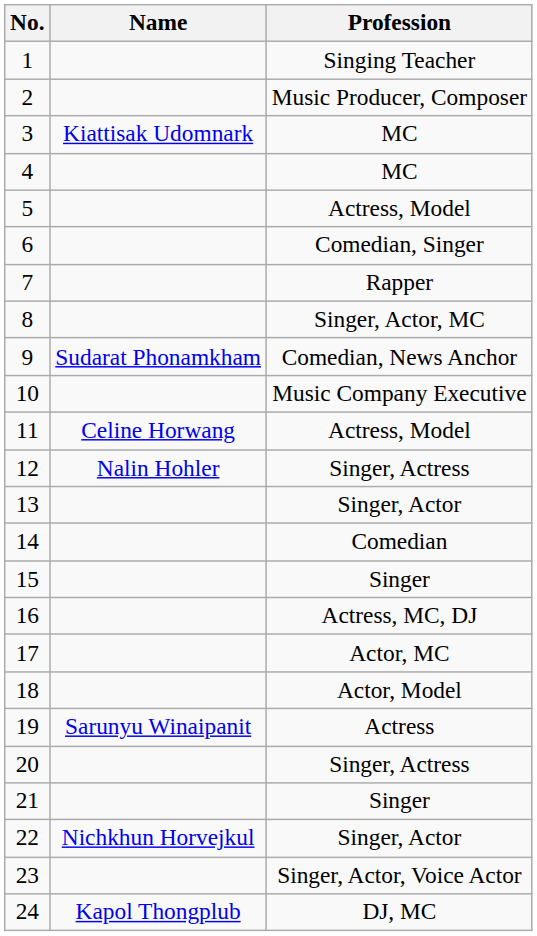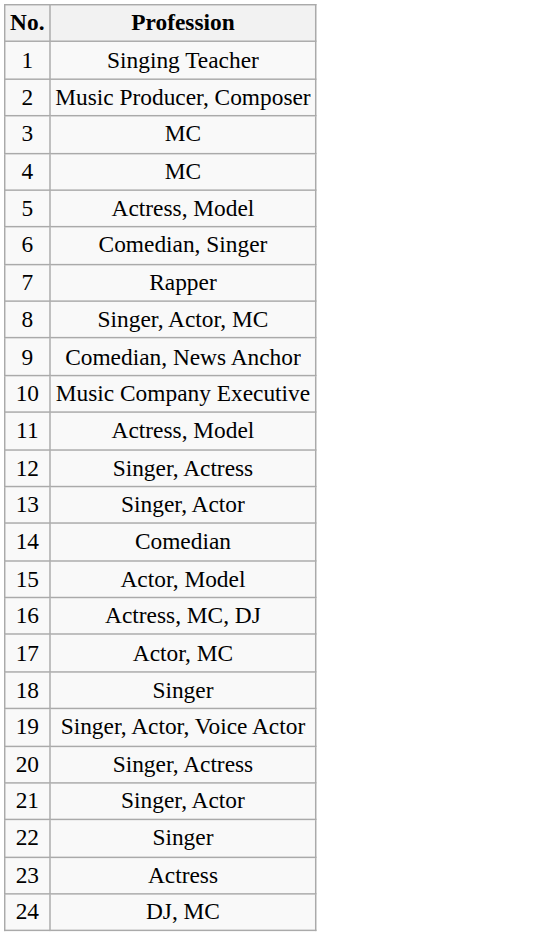- column: (158, 23)
(399, 578) Singer -> (183, 578) Actor, Model
(399, 689) Actor, Model -> (183, 689) Singer
(399, 726) Actress -> (183, 726) Singer, Actor, Voice Actor
(399, 801) Singer -> (183, 801) Singer, Actor
(399, 838) Singer, Actor -> (183, 838) Singer
(399, 875) Singer, Actor, Voice Actor -> (183, 875) Actress
